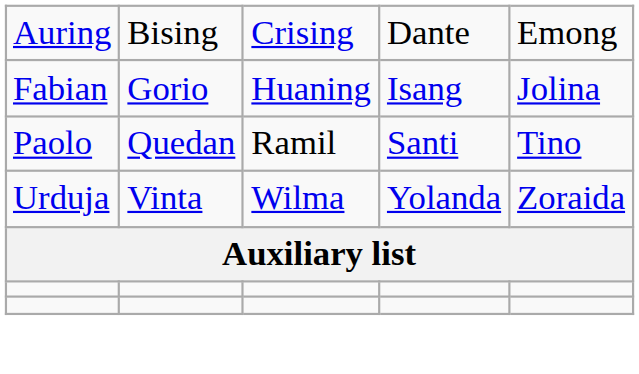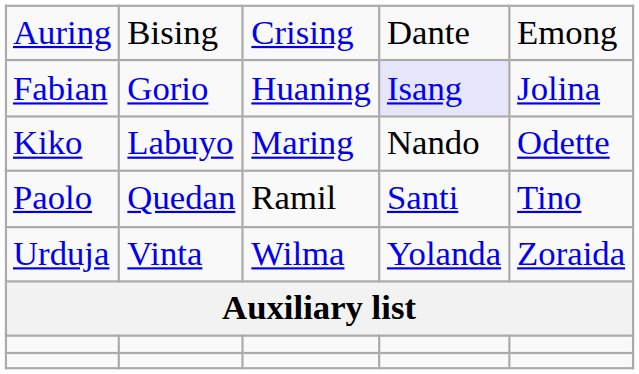(425, 87) no background -> (425, 87) lavender background
+ row: (48, 142)
